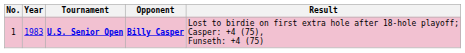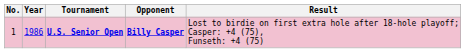(34, 33) 1983 -> (34, 33) 1986
